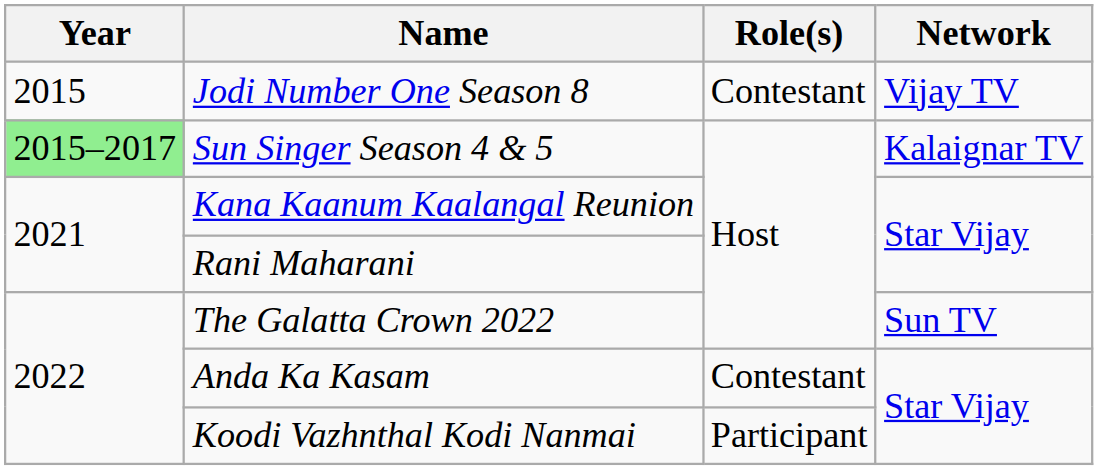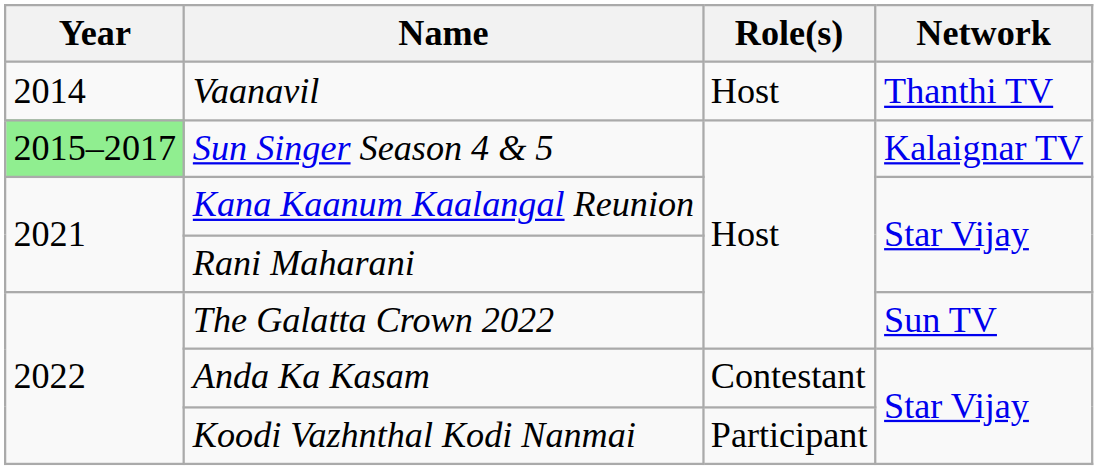+ row: (256, 90)
- row: (391, 90)
